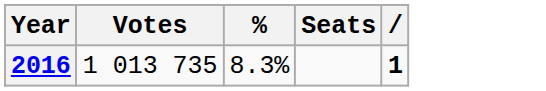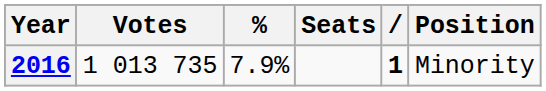+ column: (475, 25)
(259, 66) 8.3% -> (259, 66) 7.9%
